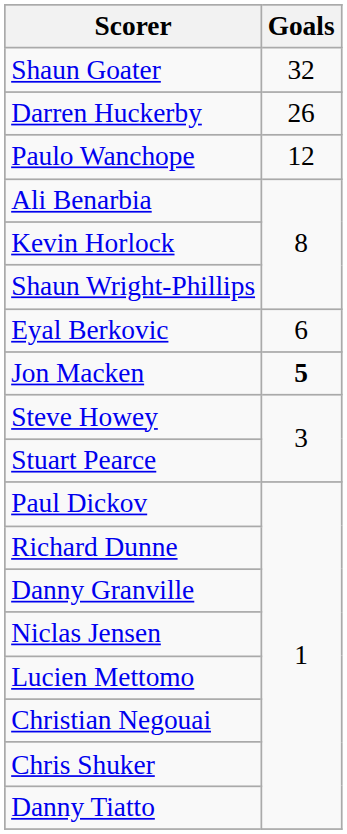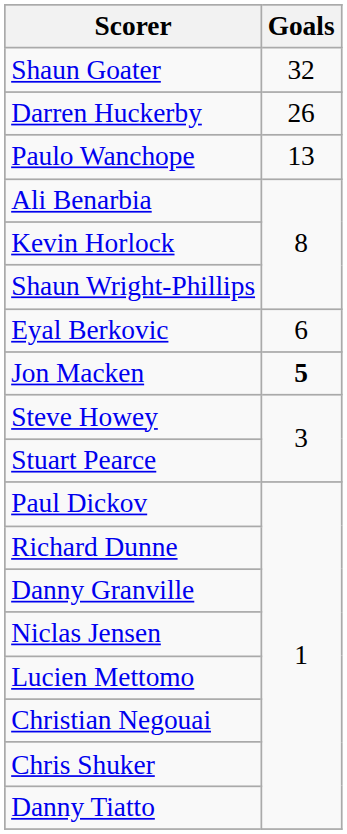(301, 156) 12 -> (301, 156) 13
